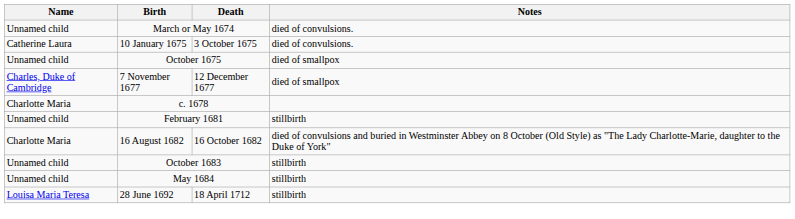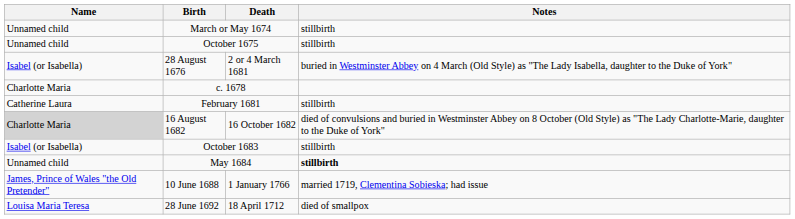(313, 28) died of convulsions. -> (318, 28) stillbirth
- row: (153, 44)
(306, 60) died of smallpox -> (318, 44) stillbirth
+ row: (186, 66)
- row: (145, 82)
(38, 119) Unnamed child -> (39, 103) Catherine Laura
(39, 141) no background -> (39, 125) lightgrey background
(38, 163) Unnamed child -> (44, 147) Isabel (or Isabella)
(289, 179) normal -> (320, 163) bold
+ row: (192, 184)
(289, 195) stillbirth -> (335, 206) died of smallpox
